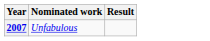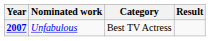+ column: (139, 12)
